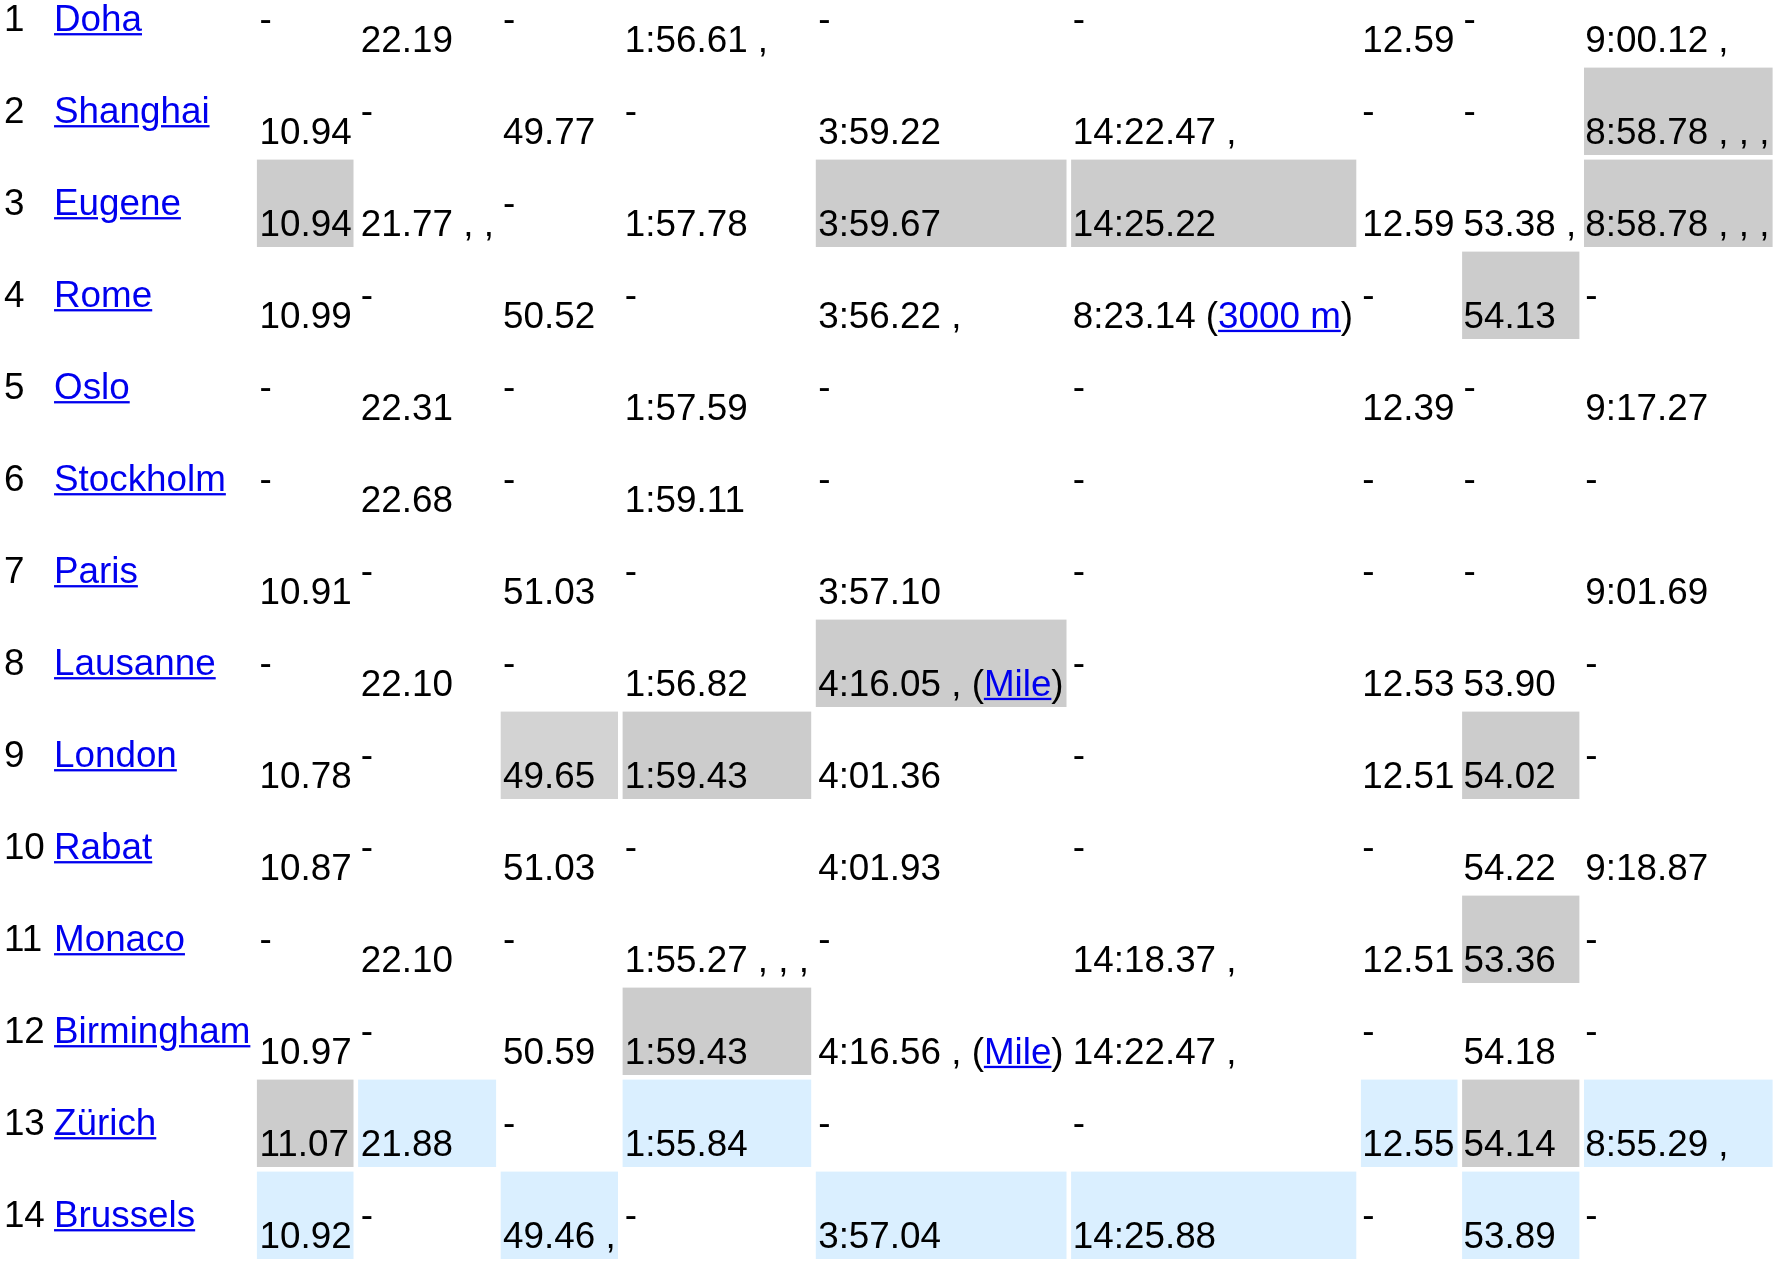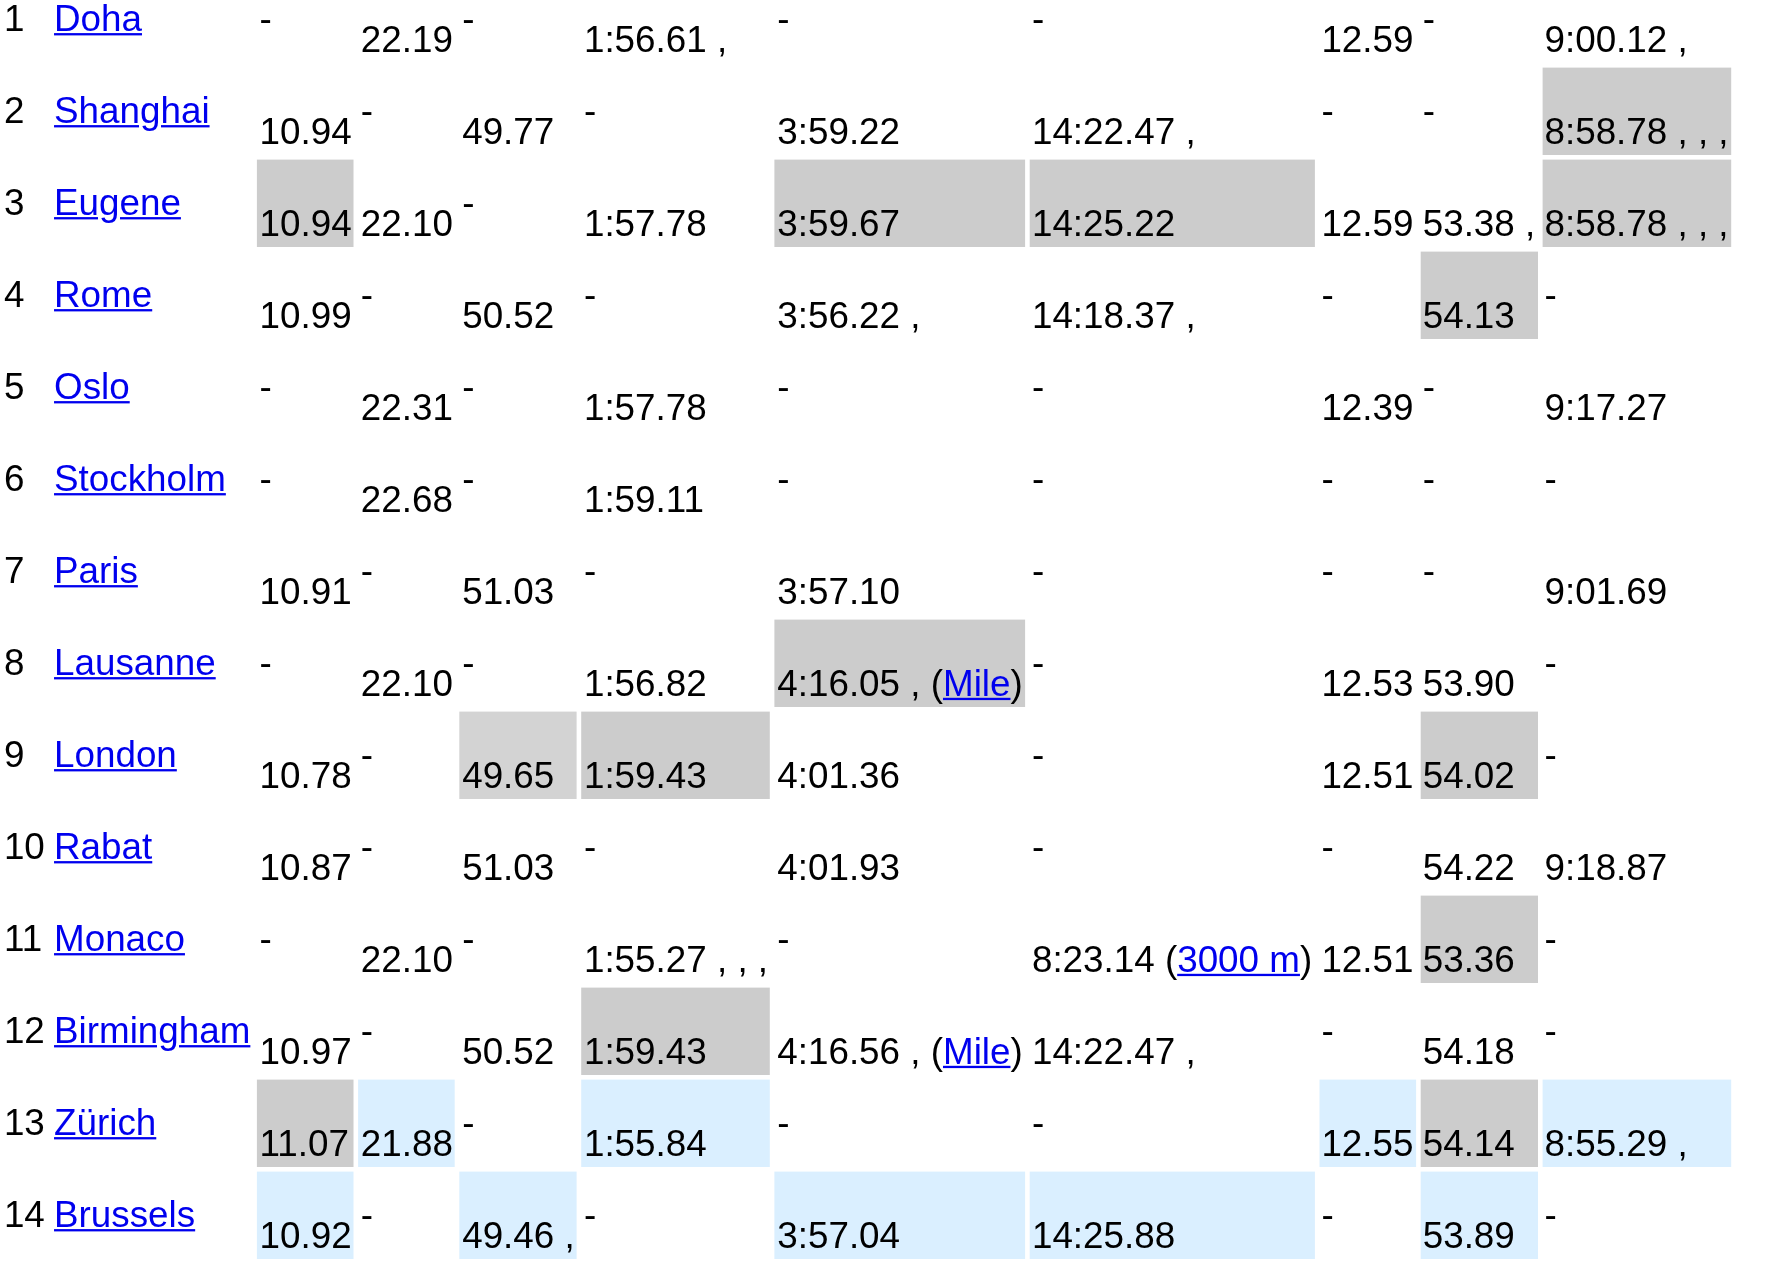(427, 223) 21.77 , , -> (407, 223) 22.10
(1213, 315) 8:23.14 (3000 m) -> (1114, 315) 14:18.37 ,
(686, 407) 1:57.59 -> (645, 407) 1:57.78
(1155, 959) 14:18.37 , -> (1172, 959) 8:23.14 (3000 m)
(549, 1051) 50.59 -> (508, 1051) 50.52
